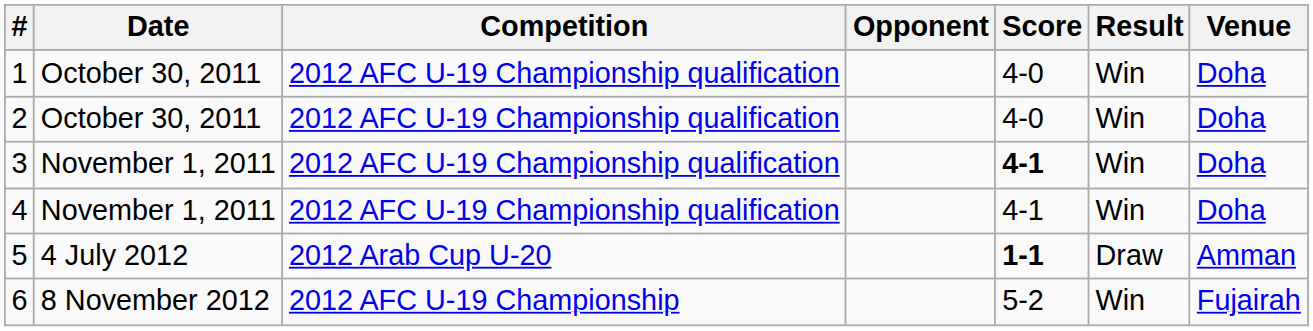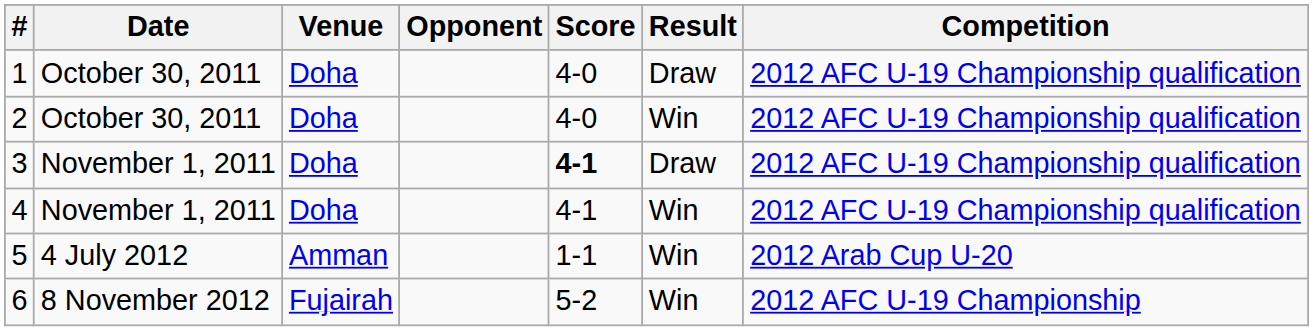columns swapped: (1249, 27) <-> (564, 27)
(1120, 73) Win -> (682, 73) Draw
(1120, 164) Win -> (682, 164) Draw
(1023, 255) bold -> (576, 255) normal
(1129, 255) Draw -> (674, 255) Win
